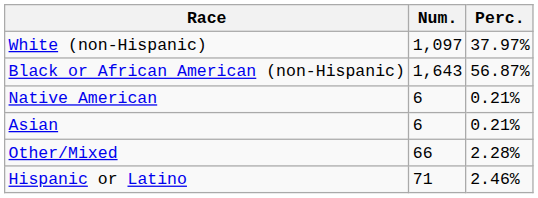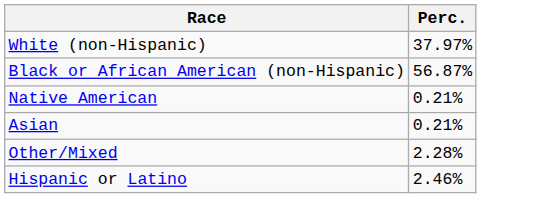- column: (438, 18)
